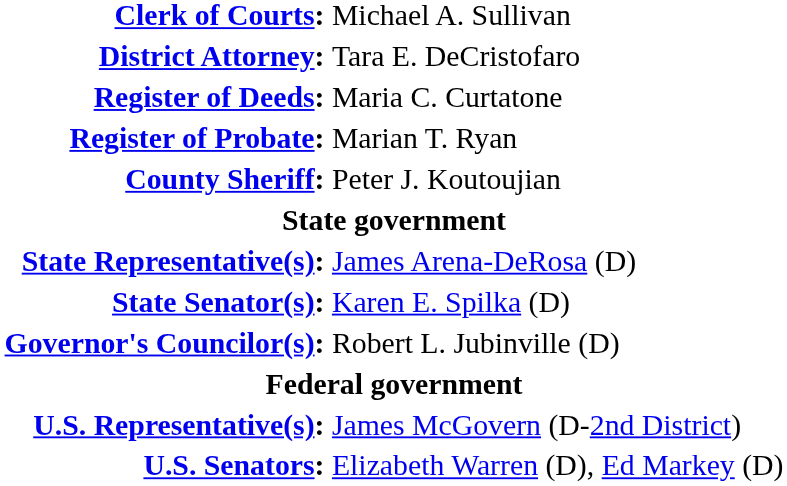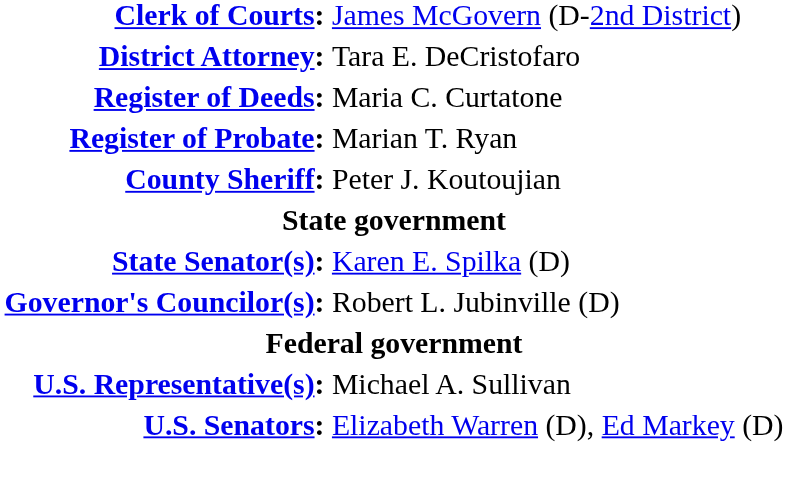(451, 15) Michael A. Sullivan -> (536, 15) James McGovern (D-2nd District)
- row: (173, 261)
(536, 424) James McGovern (D-2nd District) -> (451, 383) Michael A. Sullivan
